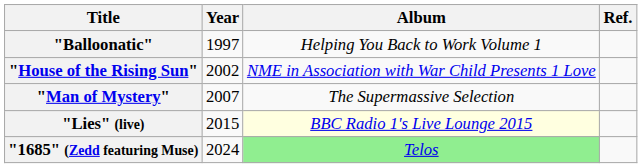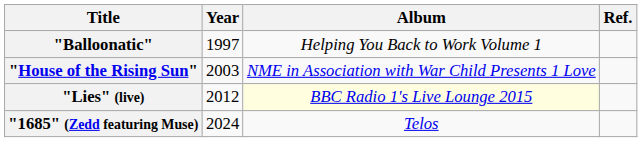(223, 70) 2002 -> (223, 70) 2003
- row: (103, 96)
(223, 123) 2015 -> (223, 96) 2012
(421, 149) lightgreen background -> (421, 123) no background
